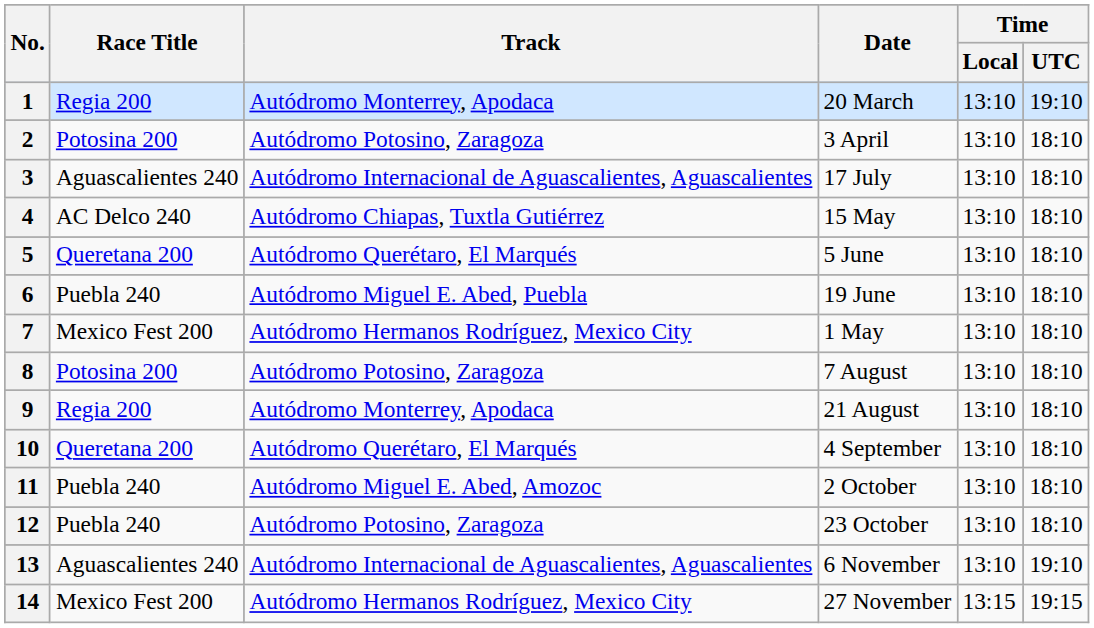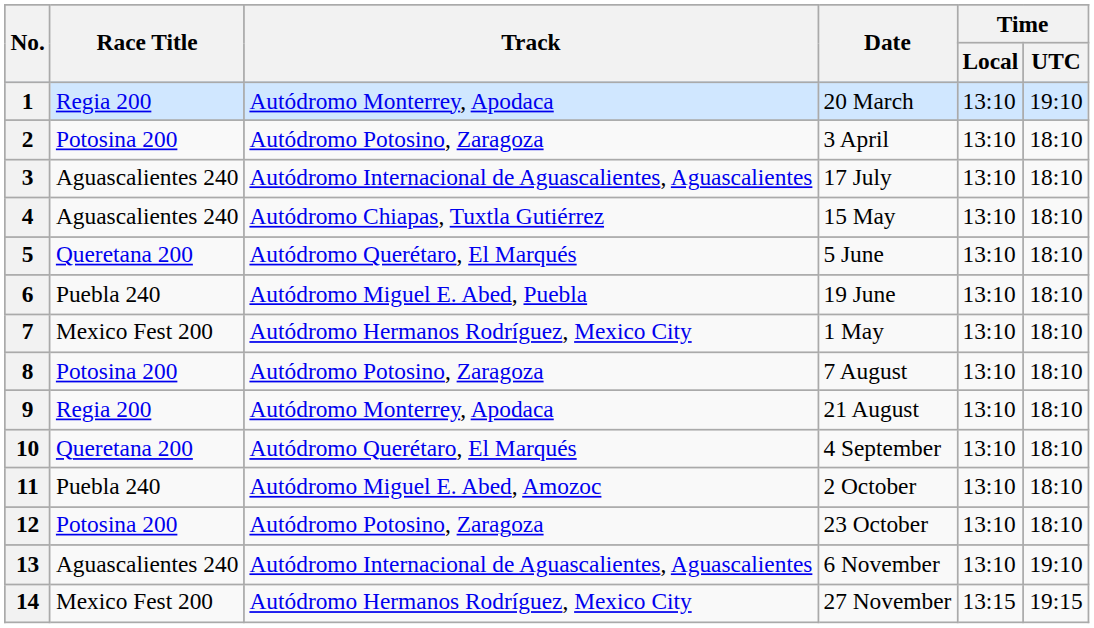(123, 216) AC Delco 240 -> (147, 216) Aguascalientes 240
(108, 525) Puebla 240 -> (117, 525) Potosina 200
